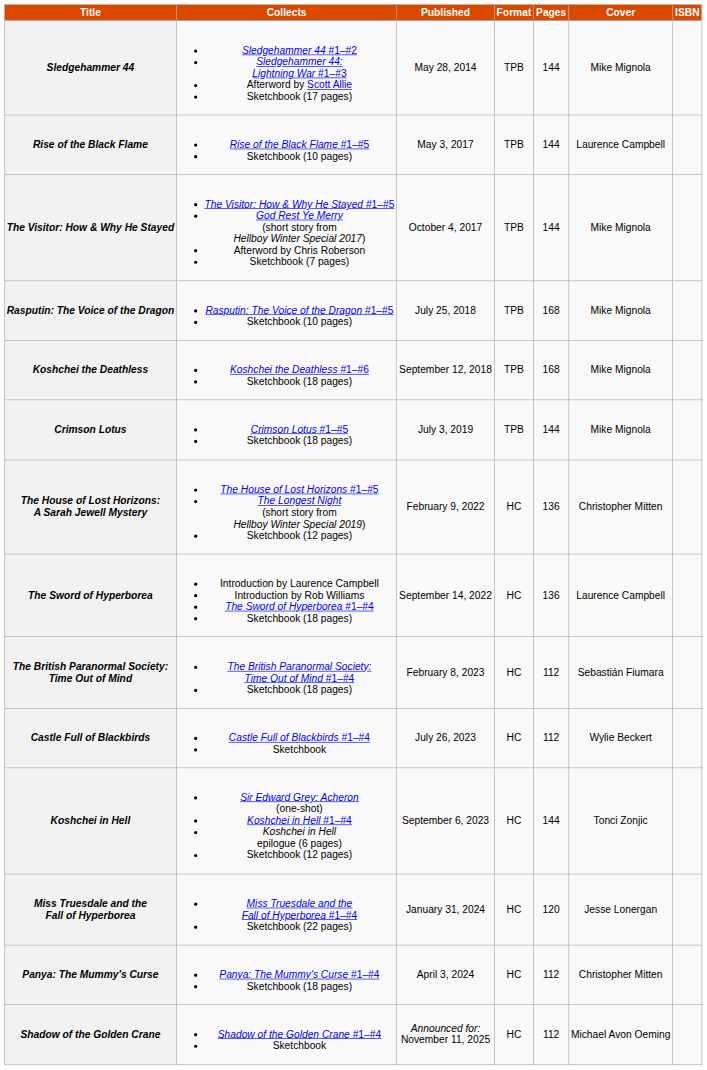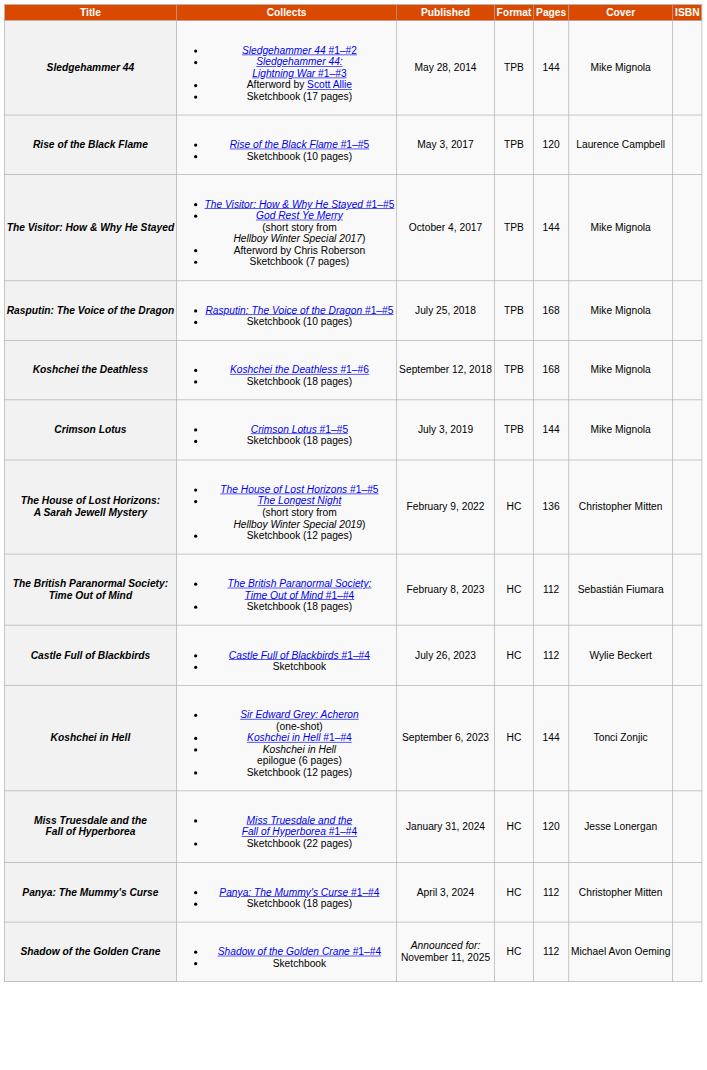(551, 144) 144 -> (551, 144) 120
- row: (90, 595)
